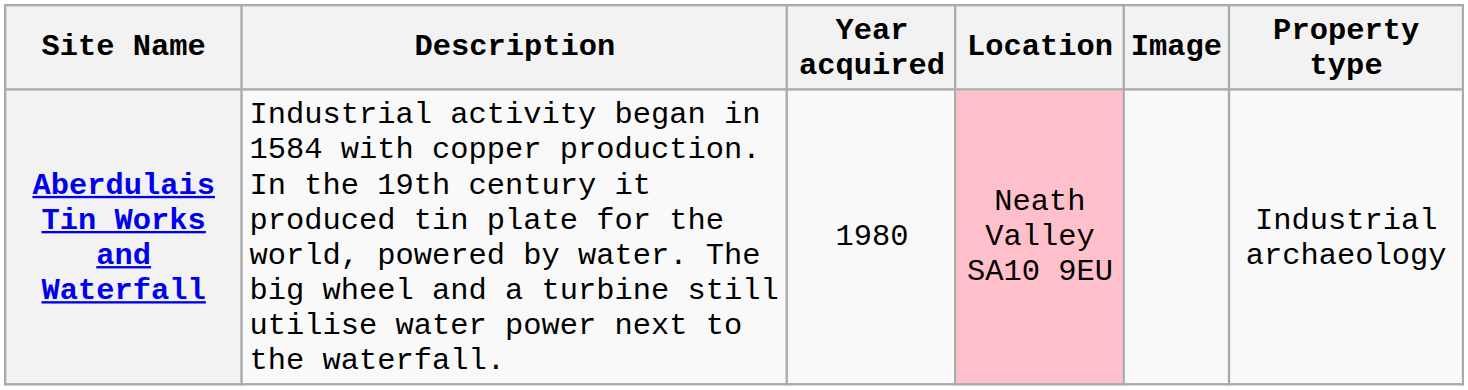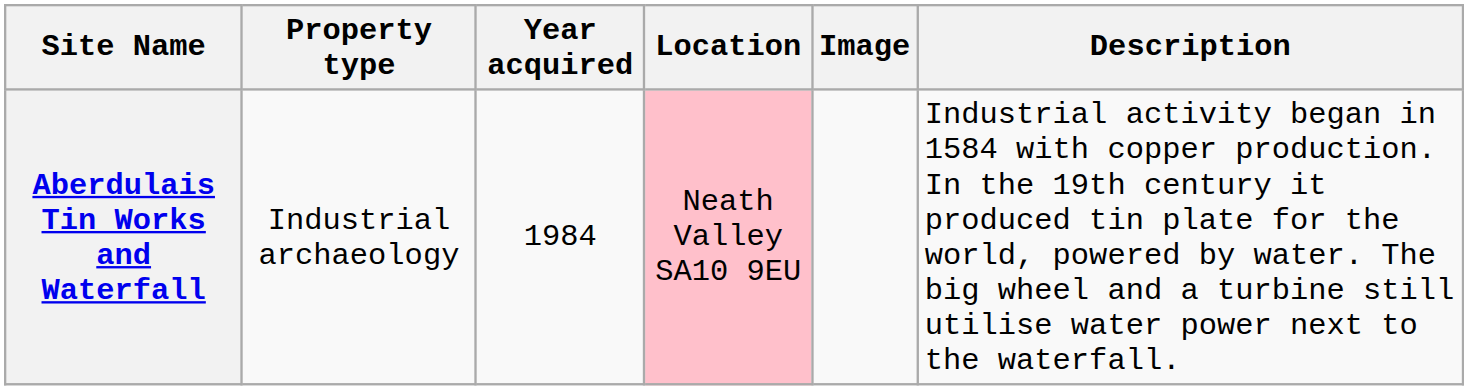columns swapped: (1346, 48) <-> (515, 48)
(872, 237) 1980 -> (560, 237) 1984
